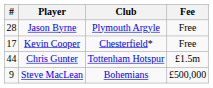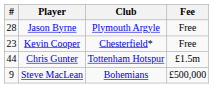(12, 43) 17 -> (12, 43) 23
